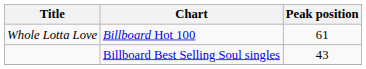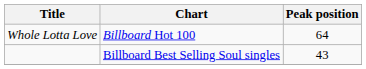(322, 34) 61 -> (322, 34) 64
